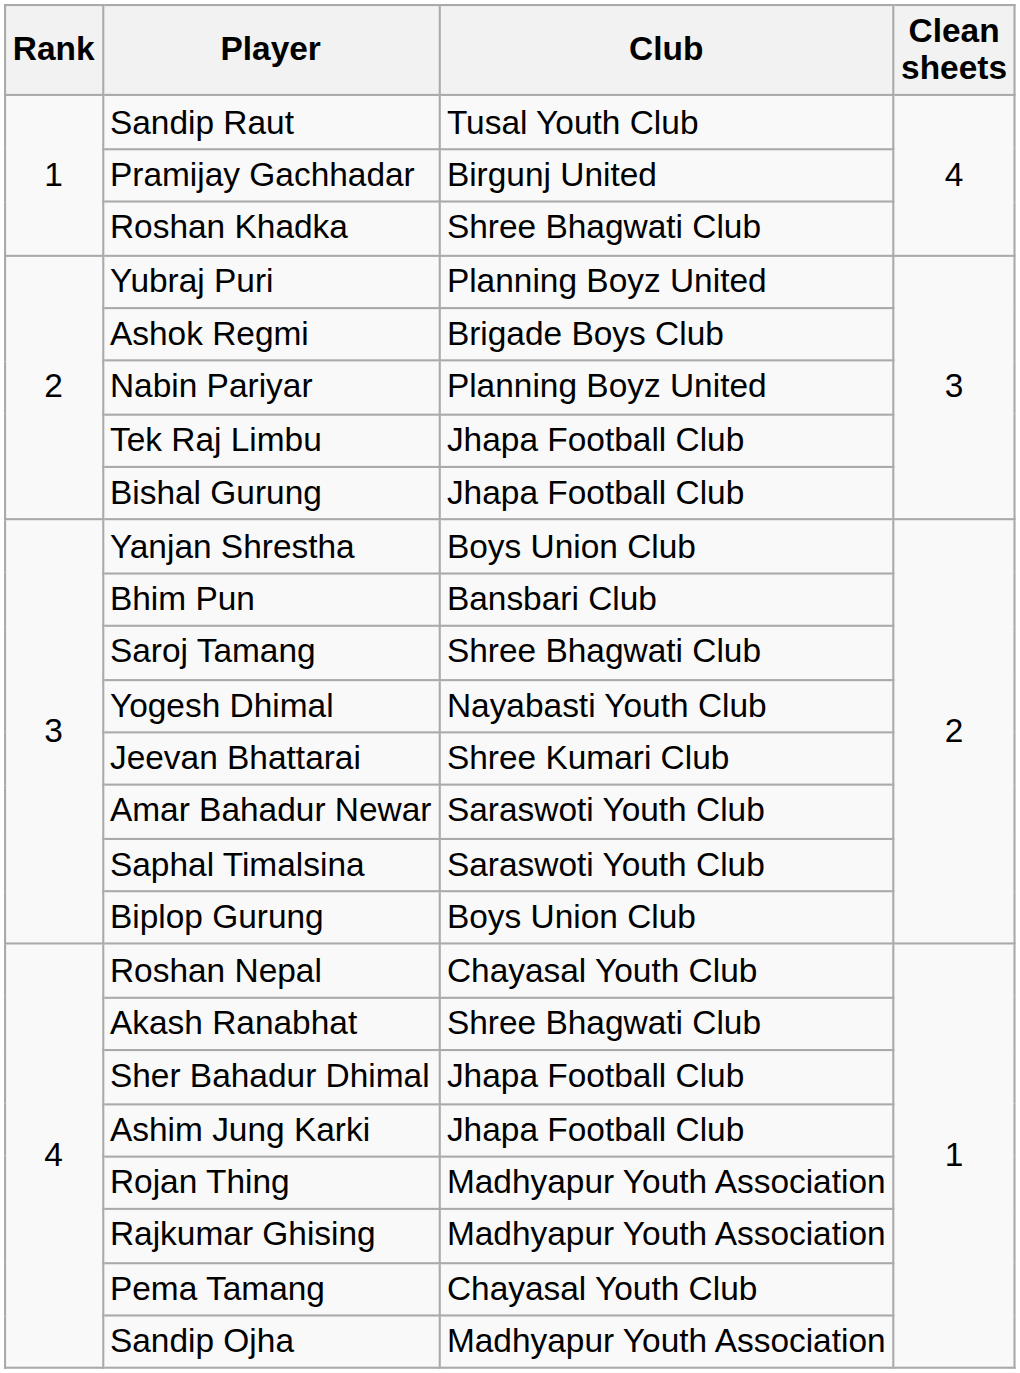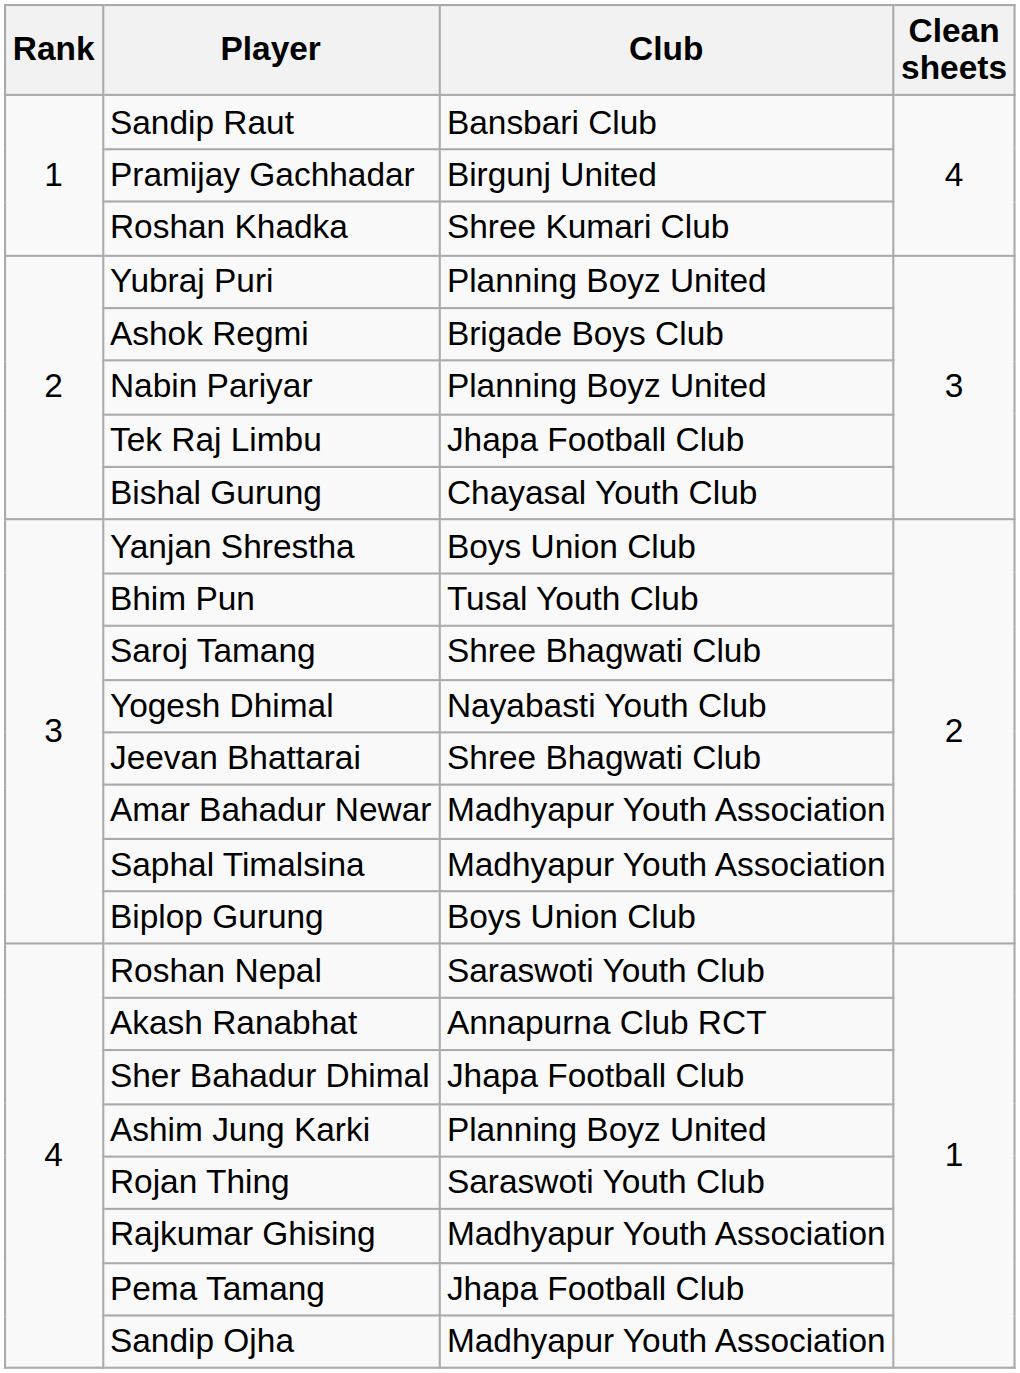(573, 121) Tusal Youth Club -> (552, 121) Bansbari Club
(604, 227) Shree Bhagwati Club -> (588, 227) Shree Kumari Club
(596, 492) Jhapa Football Club -> (602, 492) Chayasal Youth Club
(552, 598) Bansbari Club -> (573, 598) Tusal Youth Club
(588, 758) Shree Kumari Club -> (604, 758) Shree Bhagwati Club
(606, 811) Saraswoti Youth Club -> (666, 811) Madhyapur Youth Association
(606, 864) Saraswoti Youth Club -> (666, 864) Madhyapur Youth Association
(602, 970) Chayasal Youth Club -> (606, 970) Saraswoti Youth Club
(604, 1023) Shree Bhagwati Club -> (607, 1023) Annapurna Club RCT
(596, 1129) Jhapa Football Club -> (607, 1129) Planning Boyz United
(666, 1182) Madhyapur Youth Association -> (606, 1182) Saraswoti Youth Club
(602, 1288) Chayasal Youth Club -> (596, 1288) Jhapa Football Club
